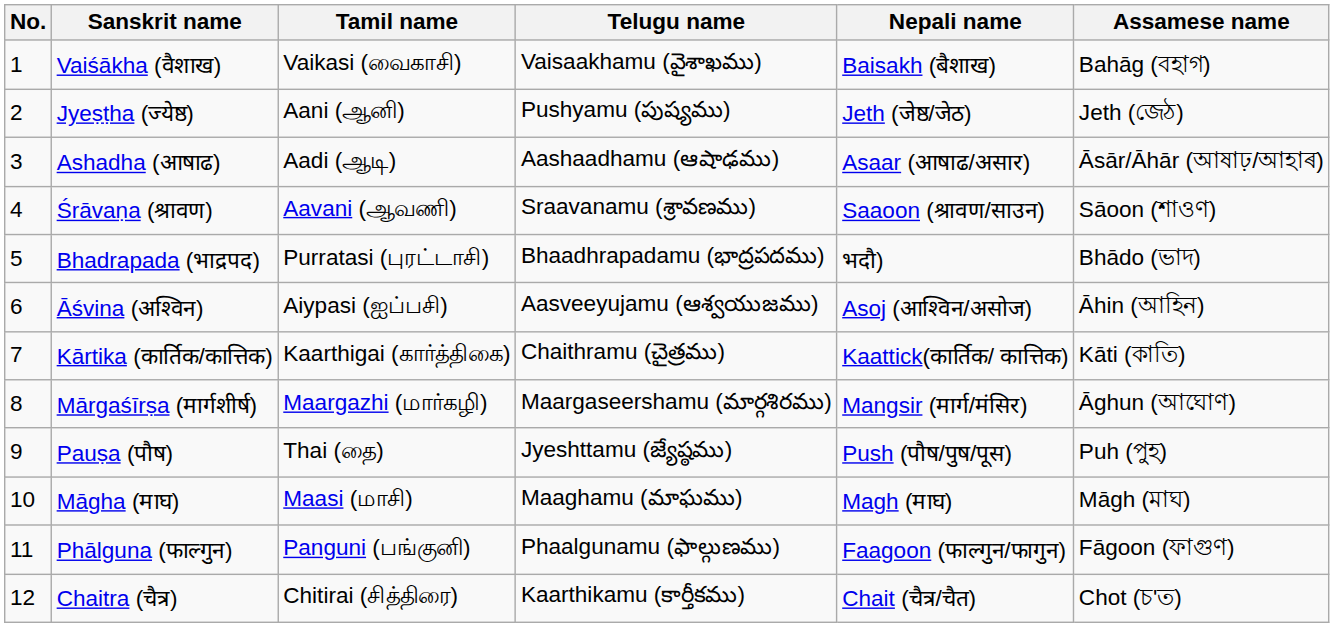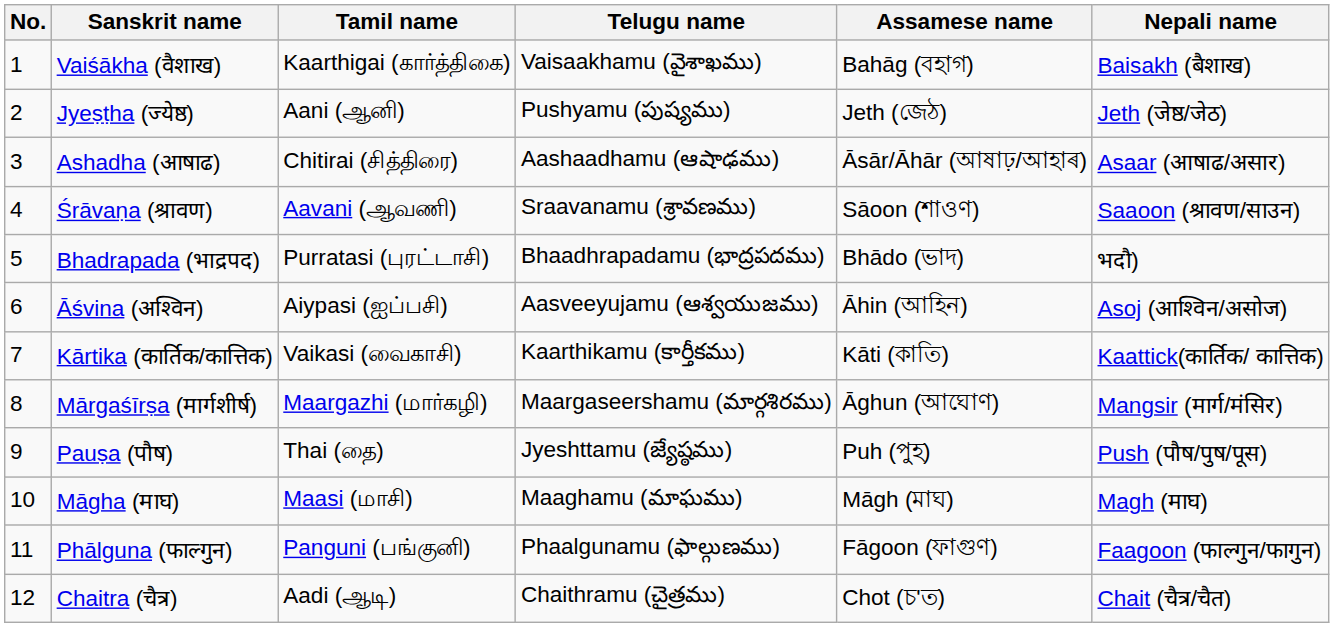columns swapped: (955, 22) <-> (1201, 22)
(372, 63) Vaikasi (வைகாசி) -> (397, 63) Kaarthigai (கார்த்திகை)
(340, 160) Aadi (ஆடி) -> (371, 160) Chitirai (சித்திரை)
(397, 353) Kaarthigai (கார்த்திகை) -> (372, 353) Vaikasi (வைகாசி)
(623, 352) Chaithramu (చైత్రము) -> (633, 352) Kaarthikamu (కార్తీకము)
(371, 596) Chitirai (சித்திரை) -> (340, 596) Aadi (ஆடி)
(633, 594) Kaarthikamu (కార్తీకము) -> (623, 594) Chaithramu (చైత్రము)
